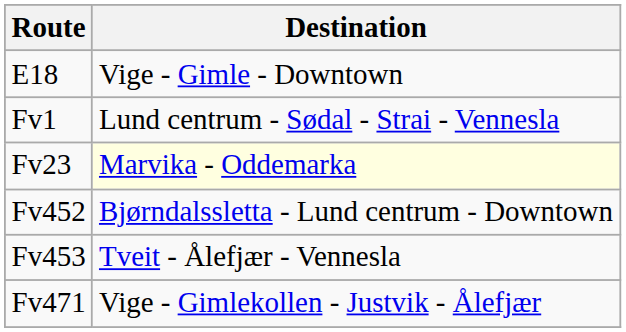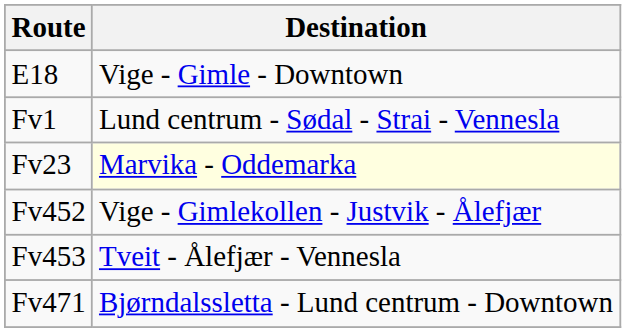(356, 211) Bjørndalssletta - Lund centrum - Downtown -> (320, 211) Vige - Gimlekollen - Justvik - Ålefjær
(320, 303) Vige - Gimlekollen - Justvik - Ålefjær -> (356, 303) Bjørndalssletta - Lund centrum - Downtown
